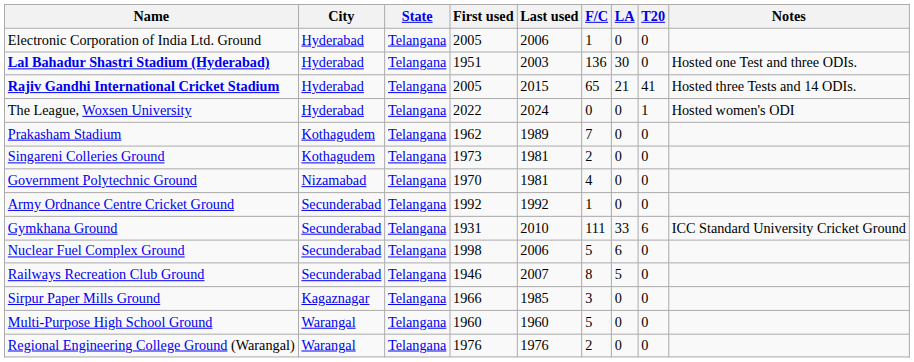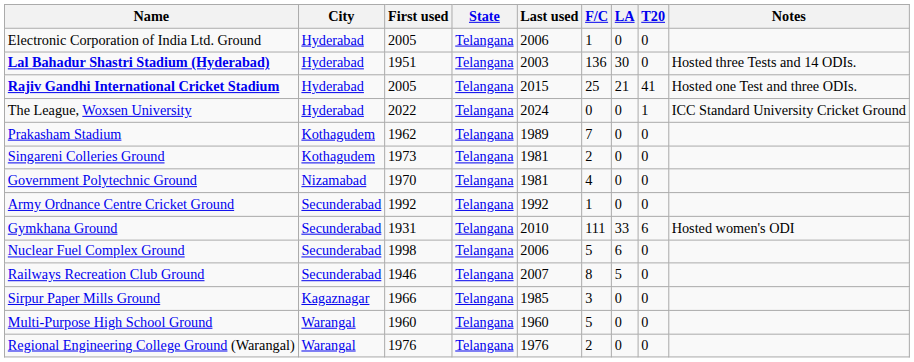columns swapped: (417, 16) <-> (483, 16)
(764, 63) Hosted one Test and three ODIs. -> (764, 63) Hosted three Tests and 14 ODIs.
(592, 87) 65 -> (592, 87) 25
(764, 87) Hosted three Tests and 14 ODIs. -> (764, 87) Hosted one Test and three ODIs.
(733, 110) Hosted women's ODI -> (789, 110) ICC Standard University Cricket Ground
(789, 228) ICC Standard University Cricket Ground -> (733, 228) Hosted women's ODI
